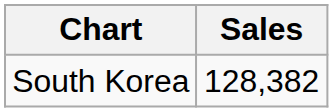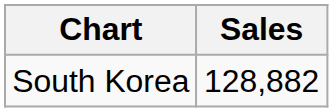(262, 80) 128,382 -> (262, 80) 128,882
